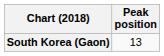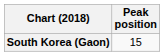(136, 42) 13 -> (136, 42) 15
